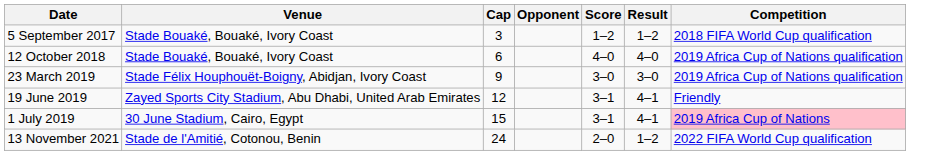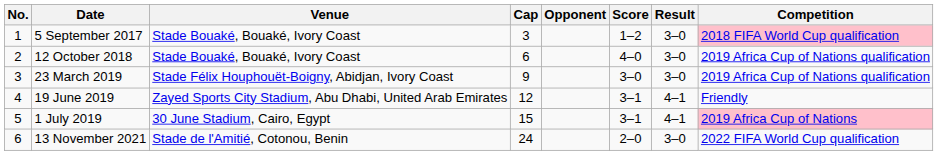+ column: (18, 14)
(648, 35) 1–2 -> (675, 35) 3–0
(773, 35) no background -> (800, 35) pink background
(648, 56) 4–0 -> (675, 56) 3–0
(648, 139) 1–2 -> (675, 139) 3–0
